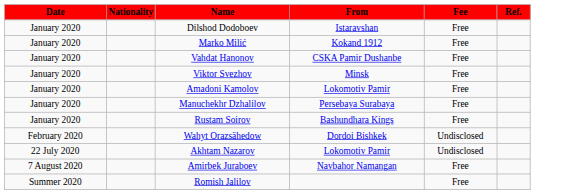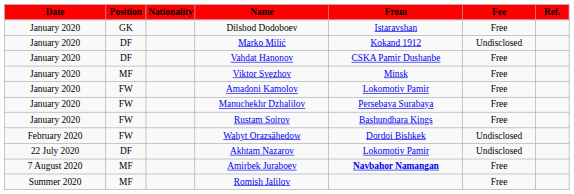+ column: (126, 12)
(460, 43) Free -> (499, 43) Undisclosed
(357, 166) normal -> (396, 166) bold
